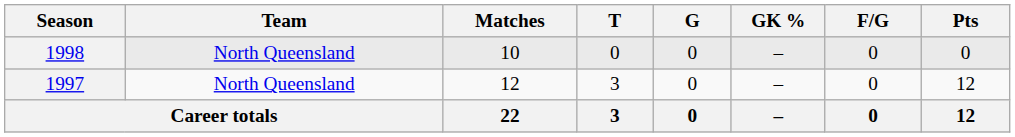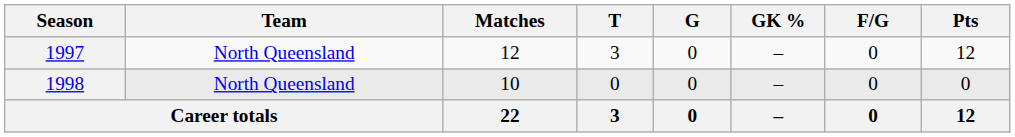rows swapped: (65, 84) <-> (65, 52)
